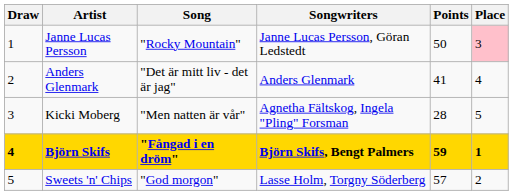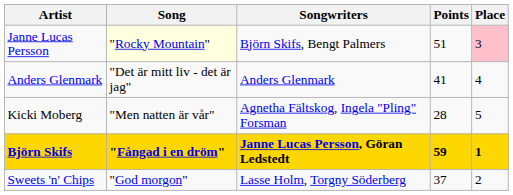- column: (23, 15)
(191, 43) no background -> (160, 43) lightyellow background
(334, 43) Janne Lucas Persson, Göran Ledstedt -> (313, 43) Björn Skifs, Bengt Palmers
(440, 43) 50 -> (440, 43) 51
(337, 151) Björn Skifs, Bengt Palmers -> (321, 151) Janne Lucas Persson, Göran Ledstedt
(440, 180) 57 -> (440, 180) 37
